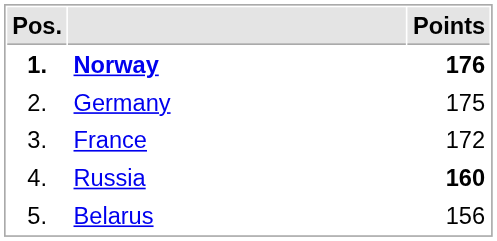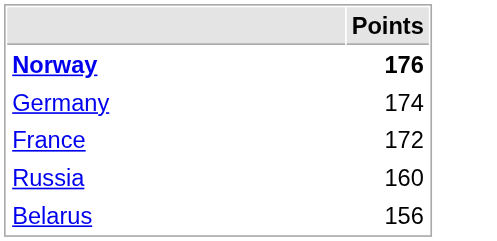- column: (37, 25)
(465, 102) 175 -> (404, 102) 174
(465, 178) bold -> (404, 178) normal
